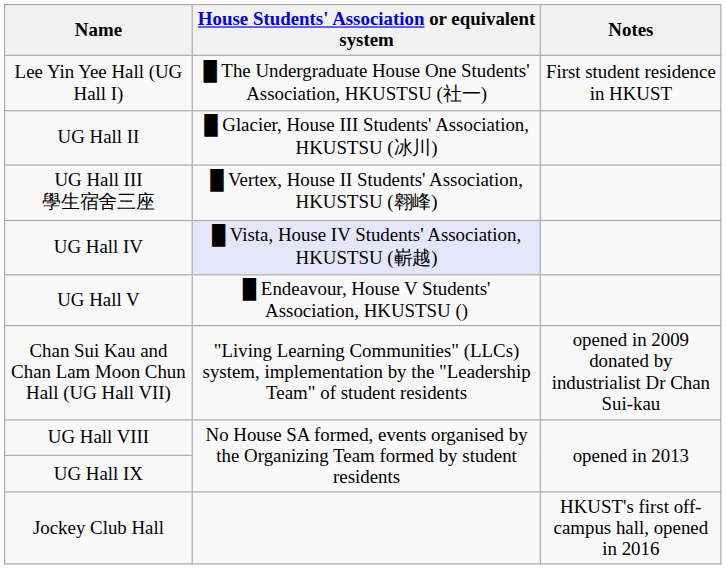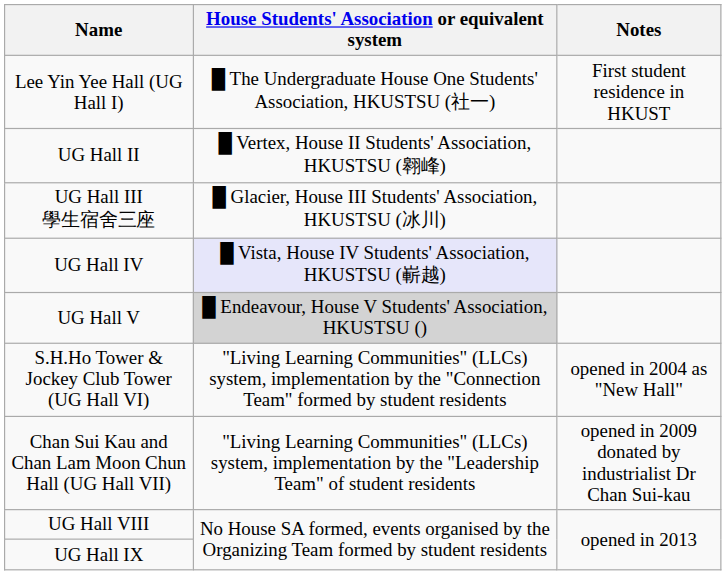(367, 136) █ Glacier, House III Students' Association, HKUSTSU (冰川) -> (375, 154) █ Vertex, House II Students' Association, HKUSTSU (翱峰)
(367, 191) █ Vertex, House II Students' Association, HKUSTSU (翱峰) -> (375, 209) █ Glacier, House III Students' Association, HKUSTSU (冰川)
(367, 300) no background -> (375, 317) lightgrey background
+ row: (99, 379)
- row: (98, 528)
